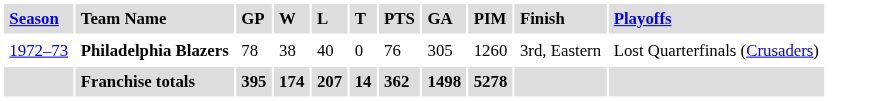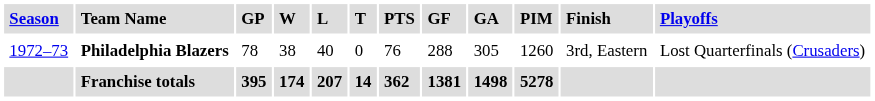+ column: (439, 18)
